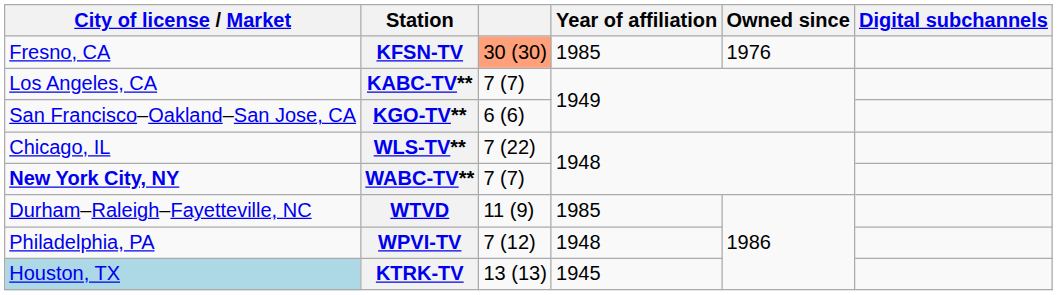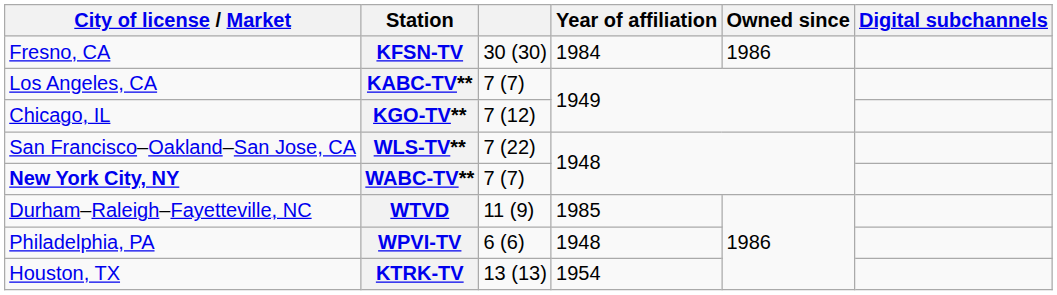(515, 52) lightsalmon background -> (515, 52) no background
(578, 52) 1985 -> (578, 52) 1984
(749, 52) 1976 -> (749, 52) 1986
(183, 115) San Francisco–Oakland–San Jose, CA -> (60, 115) Chicago, IL
(504, 115) 6 (6) -> (510, 115) 7 (12)
(60, 147) Chicago, IL -> (183, 147) San Francisco–Oakland–San Jose, CA
(510, 242) 7 (12) -> (504, 242) 6 (6)
(65, 274) lightblue background -> (65, 274) no background
(578, 274) 1945 -> (578, 274) 1954
